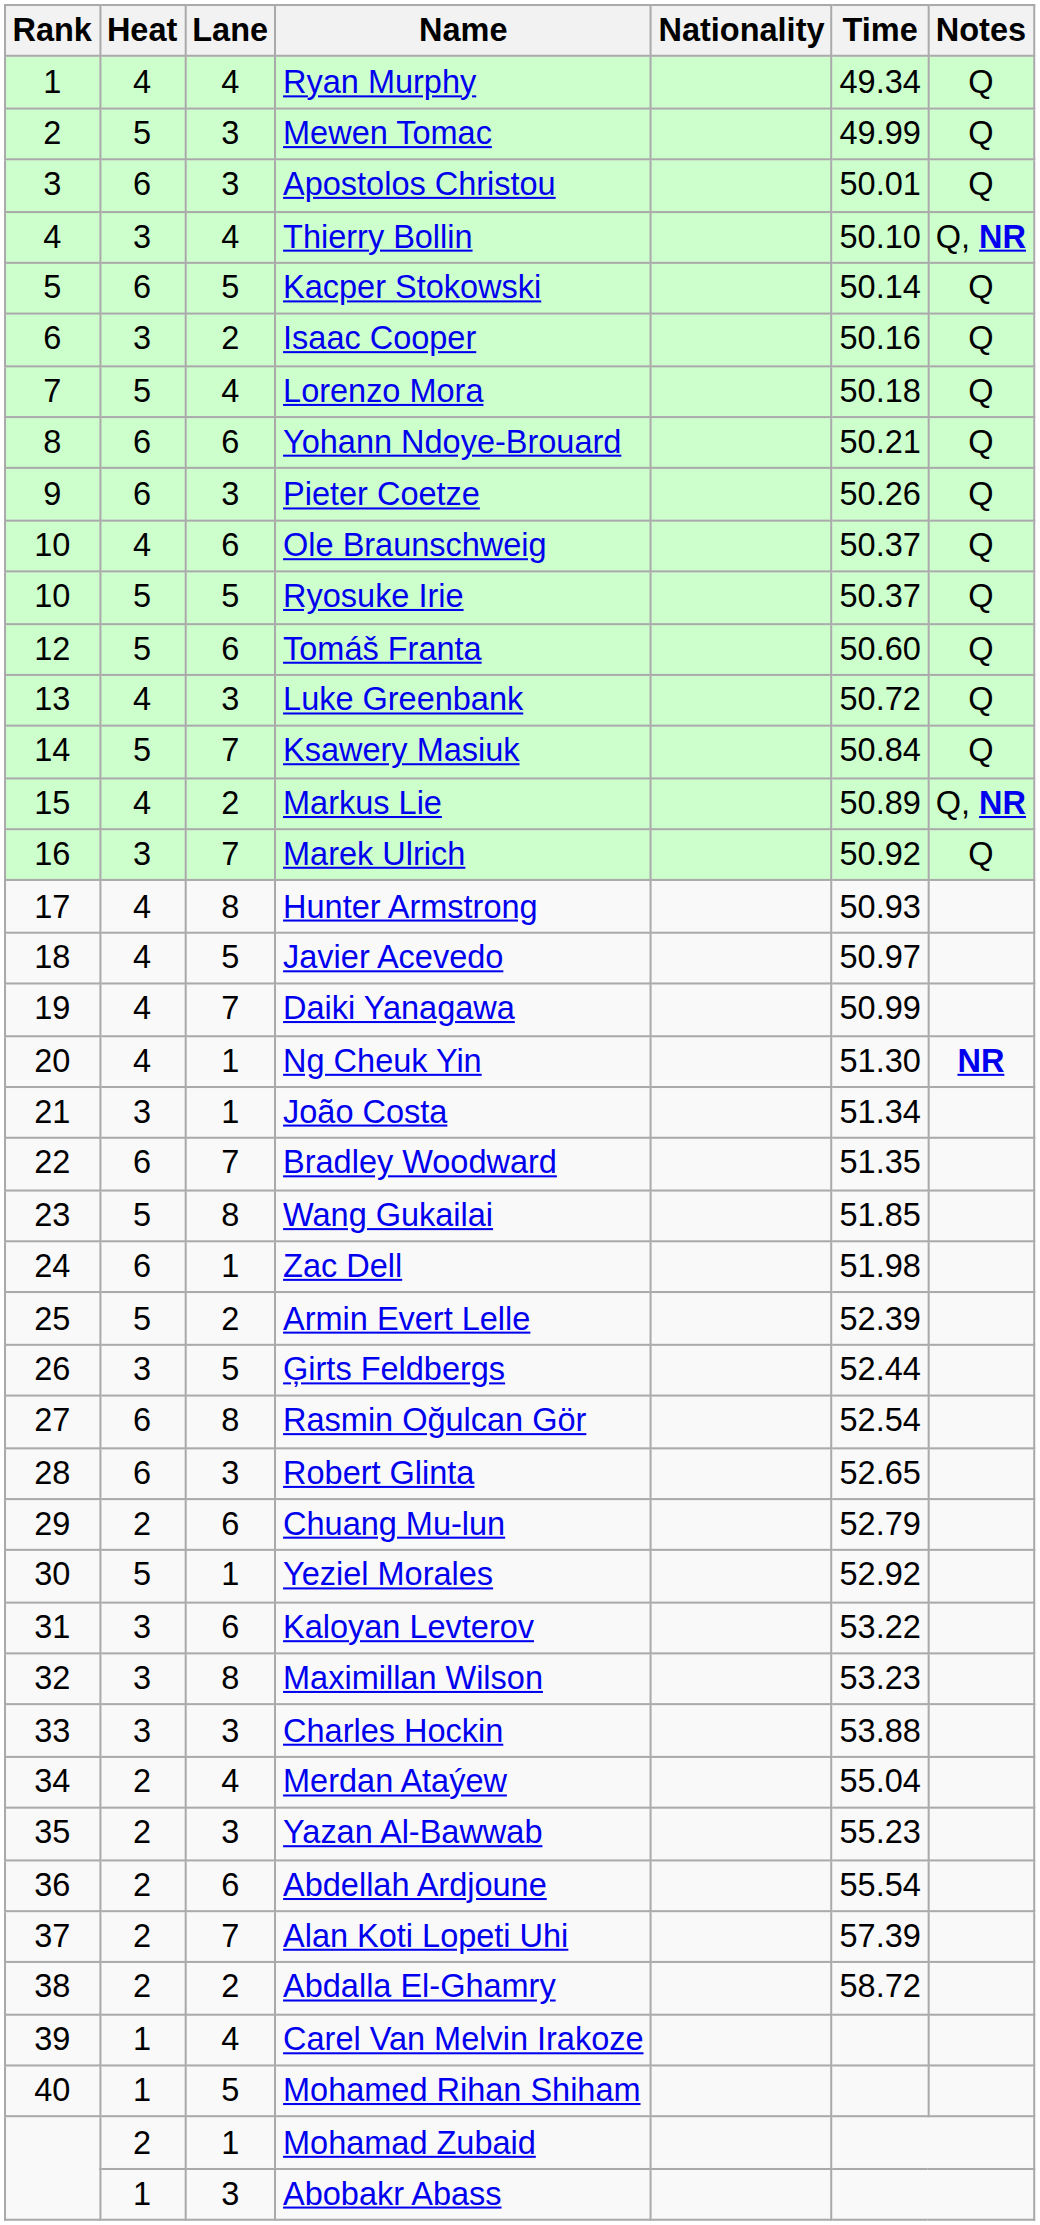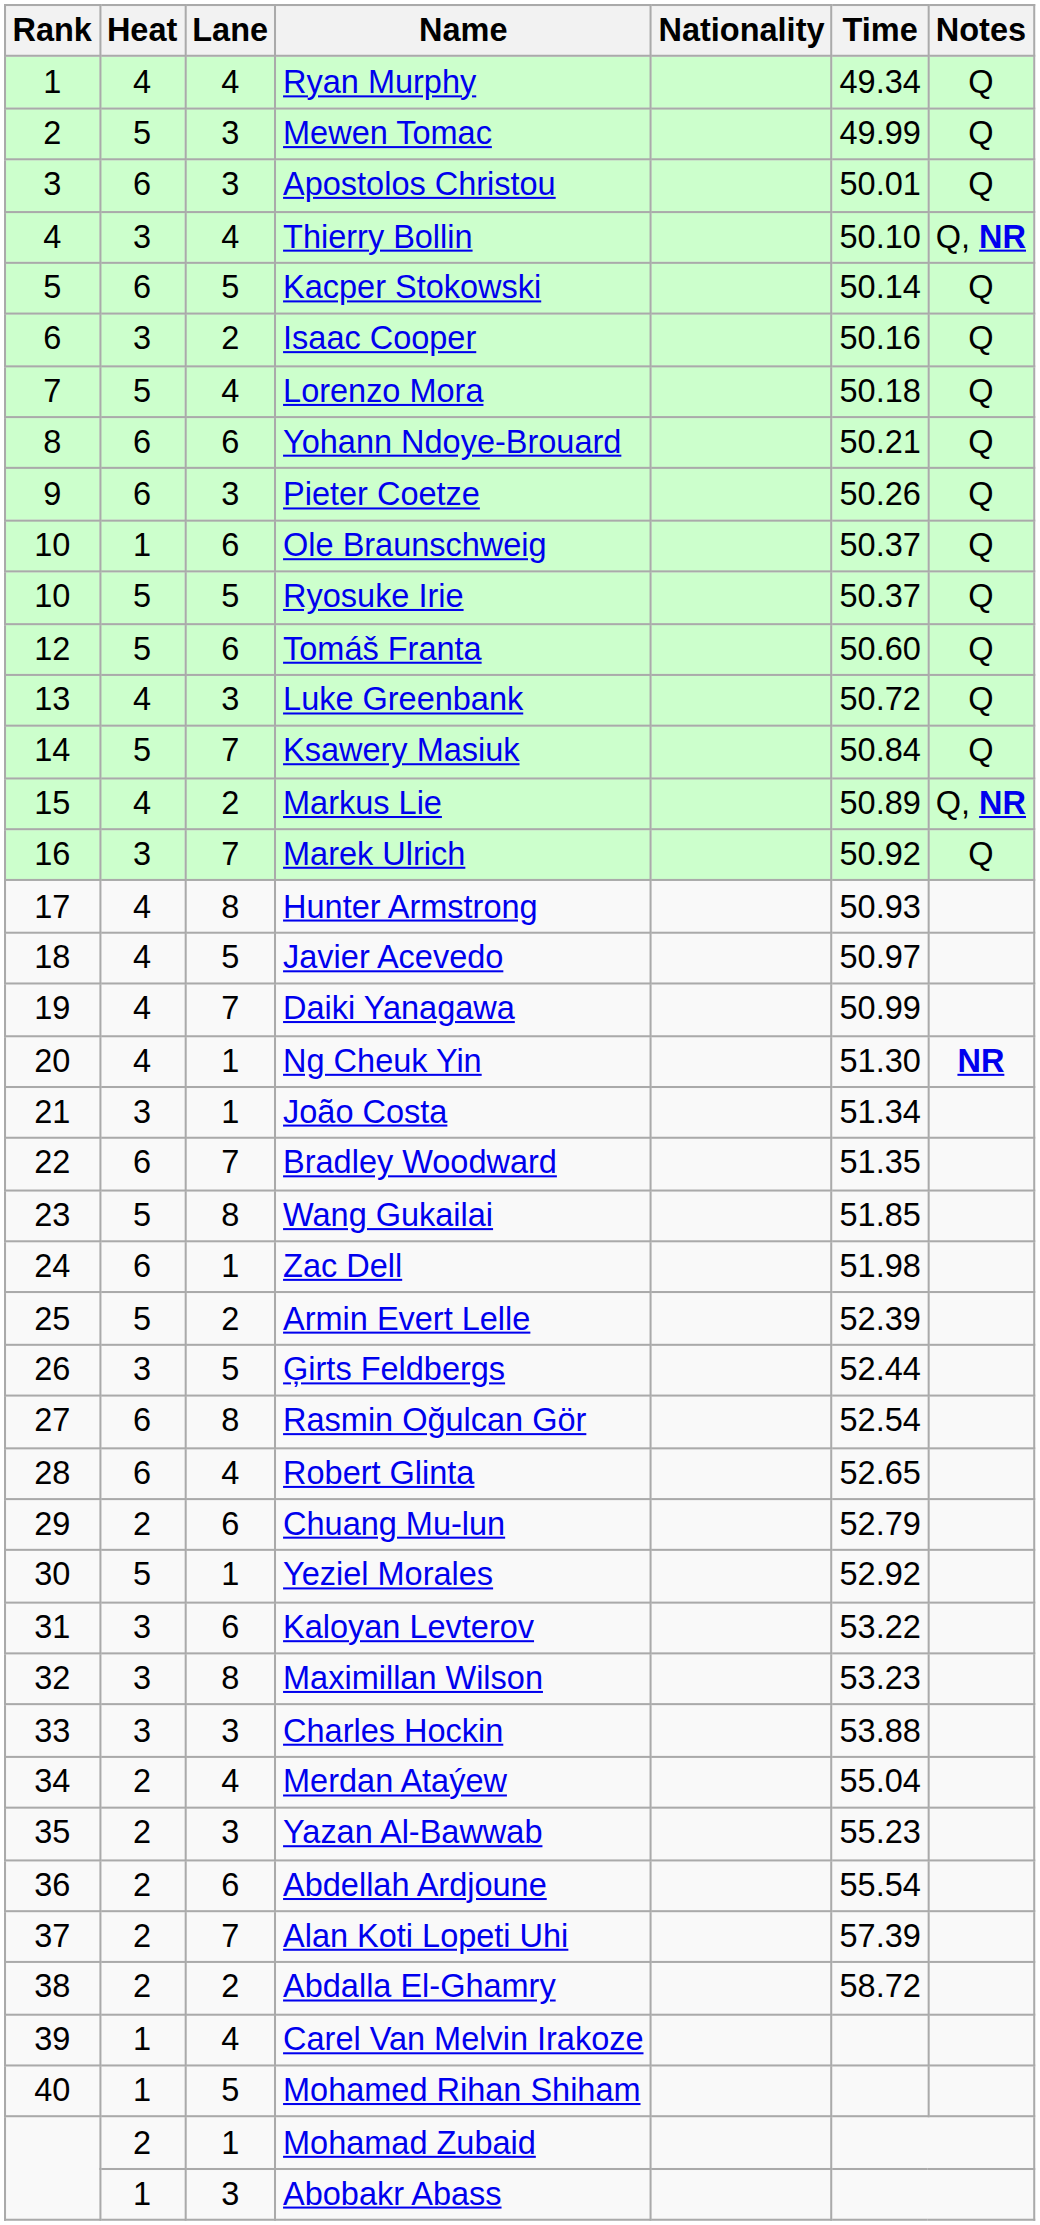(142, 545) 4 -> (142, 545) 1
(230, 1472) 3 -> (230, 1472) 4
